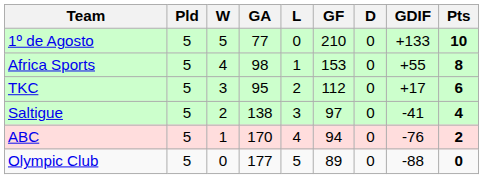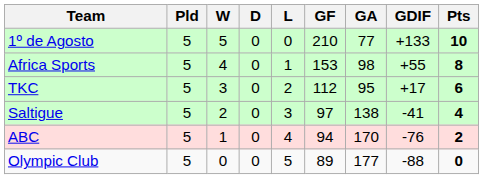columns swapped: (371, 16) <-> (260, 16)
